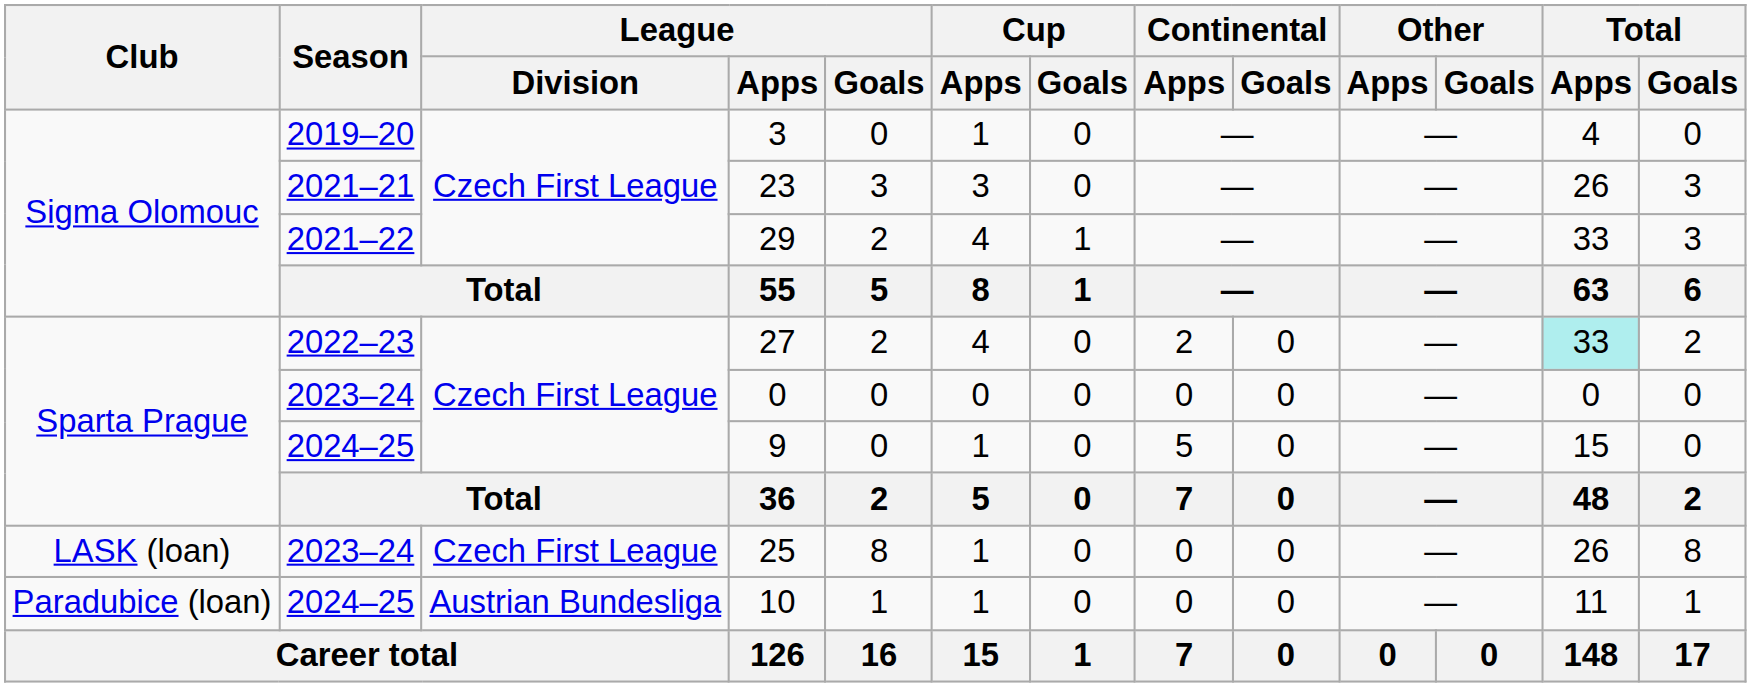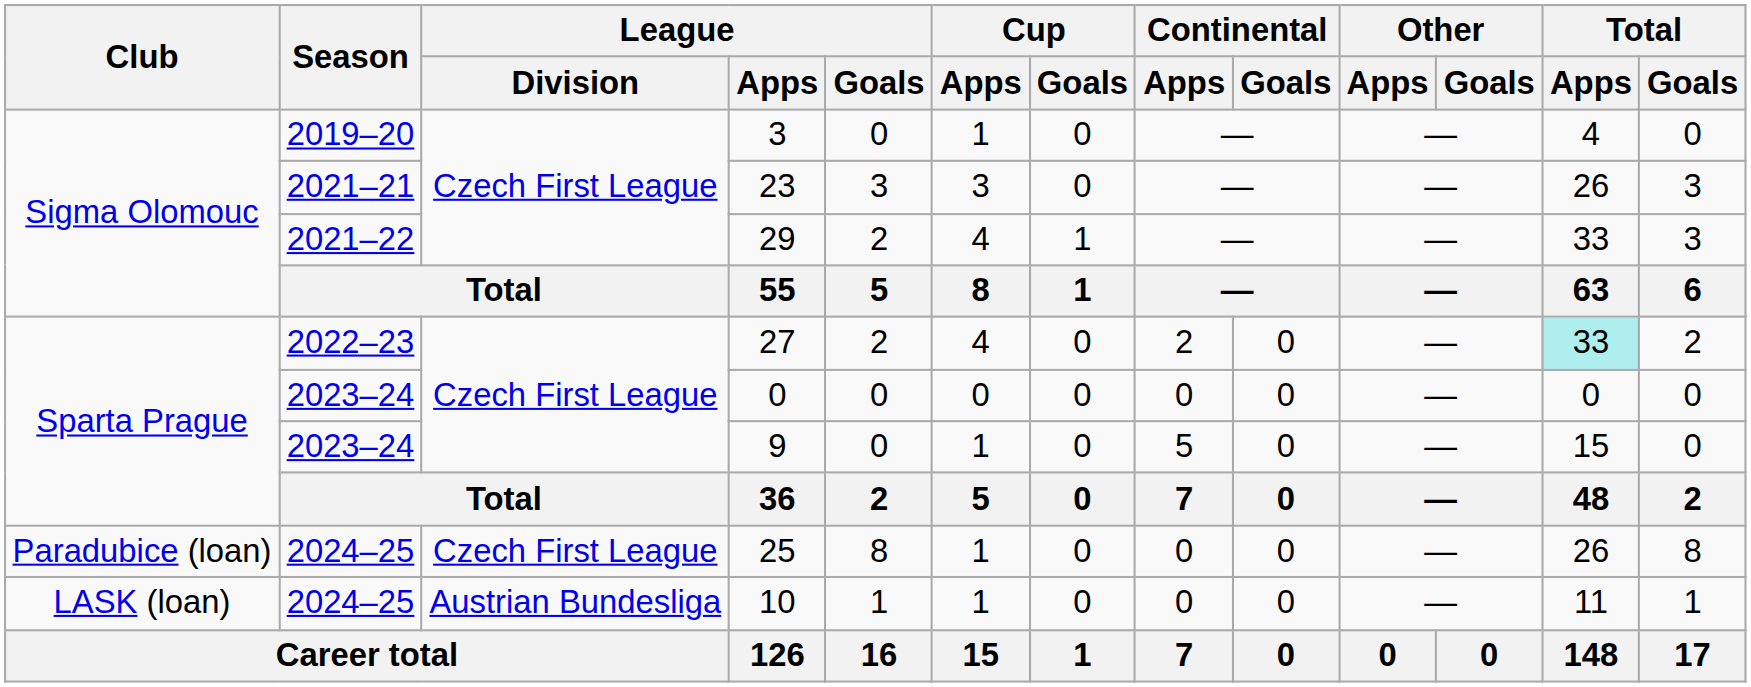(350, 446) 2024–25 -> (350, 446) 2023–24
(142, 550) LASK (loan) -> (142, 550) Paradubice (loan)
(350, 550) 2023–24 -> (350, 550) 2024–25
(142, 602) Paradubice (loan) -> (142, 602) LASK (loan)
